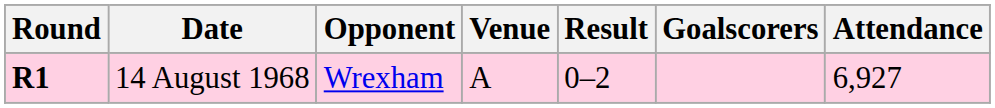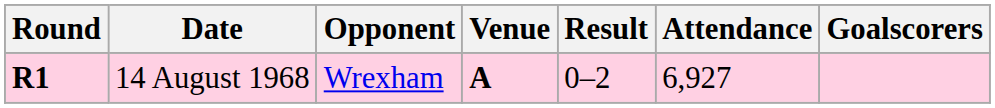columns swapped: (908, 28) <-> (740, 28)
(480, 77) normal -> (480, 77) bold
